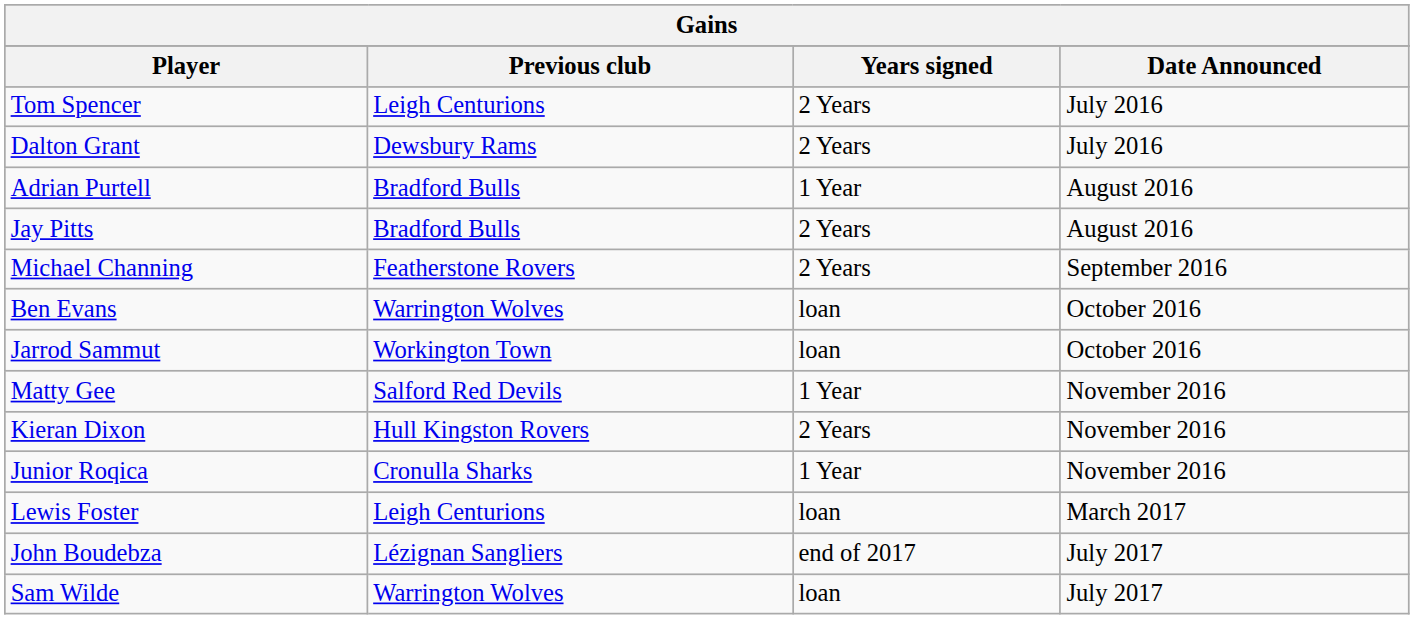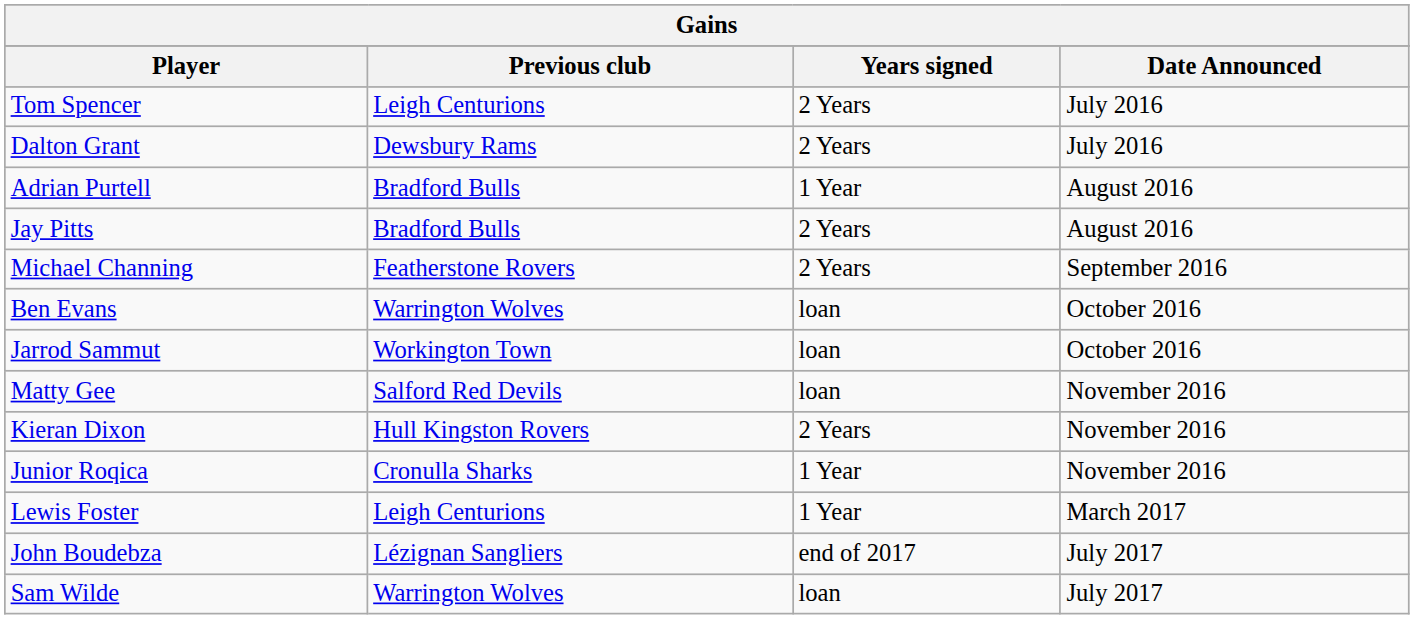(830, 390) 1 Year -> (820, 390) loan
(820, 512) loan -> (830, 512) 1 Year
